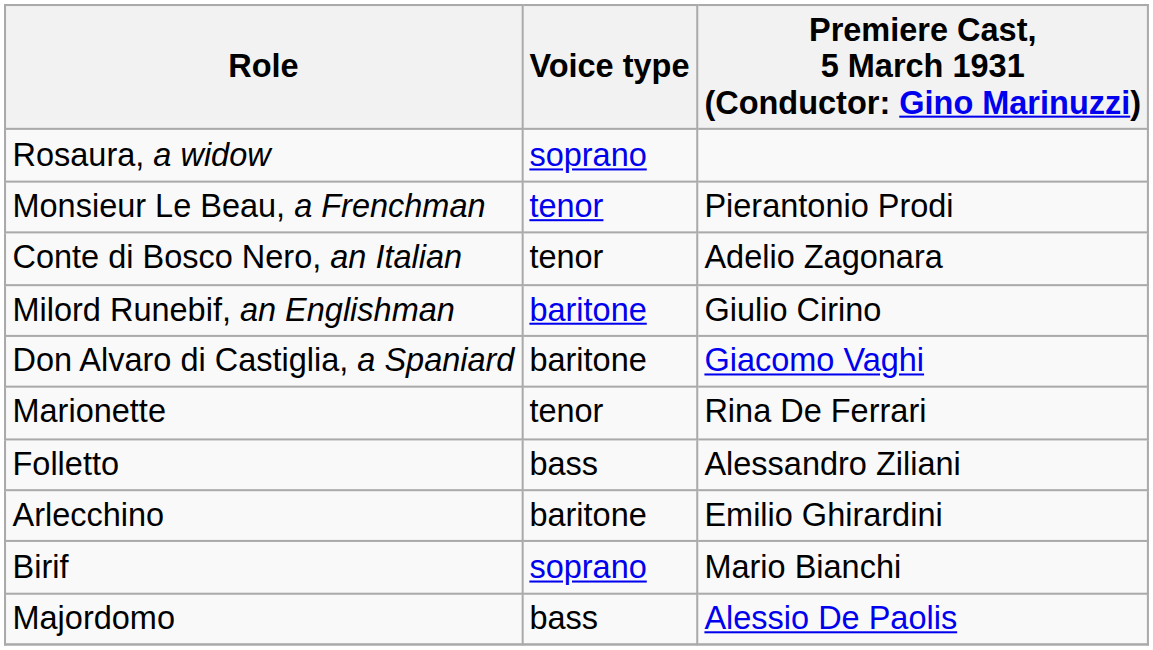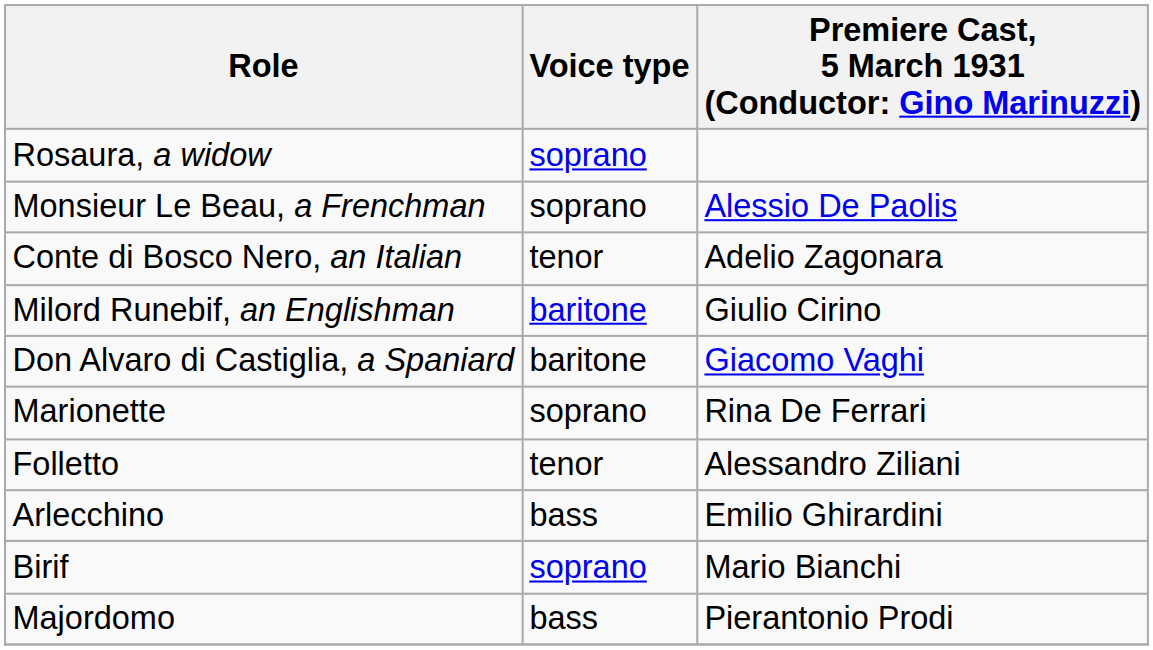(566, 206) tenor -> (588, 206) soprano
(829, 206) Pierantonio Prodi -> (831, 206) Alessio De Paolis
(566, 412) tenor -> (588, 412) soprano
(564, 463) bass -> (566, 463) tenor
(588, 515) baritone -> (564, 515) bass
(831, 618) Alessio De Paolis -> (829, 618) Pierantonio Prodi
